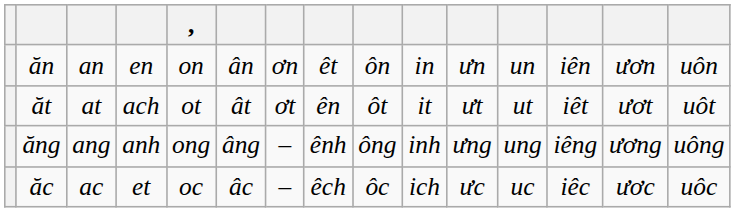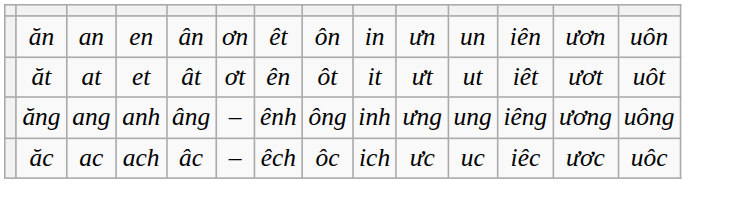- column: (191, 24)
(141, 105) ach -> (141, 76) et
(141, 186) et -> (141, 157) ach
